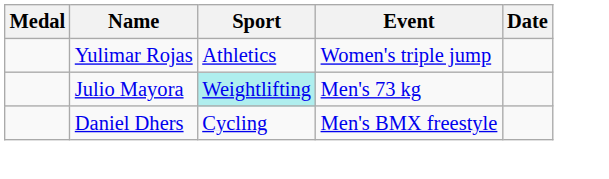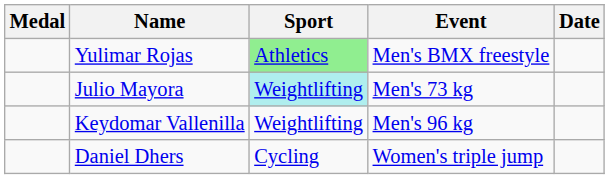(239, 55) no background -> (291, 55) lightgreen background
(406, 55) Women's triple jump -> (461, 55) Men's BMX freestyle
+ row: (160, 123)
(409, 123) Men's BMX freestyle -> (458, 156) Women's triple jump
